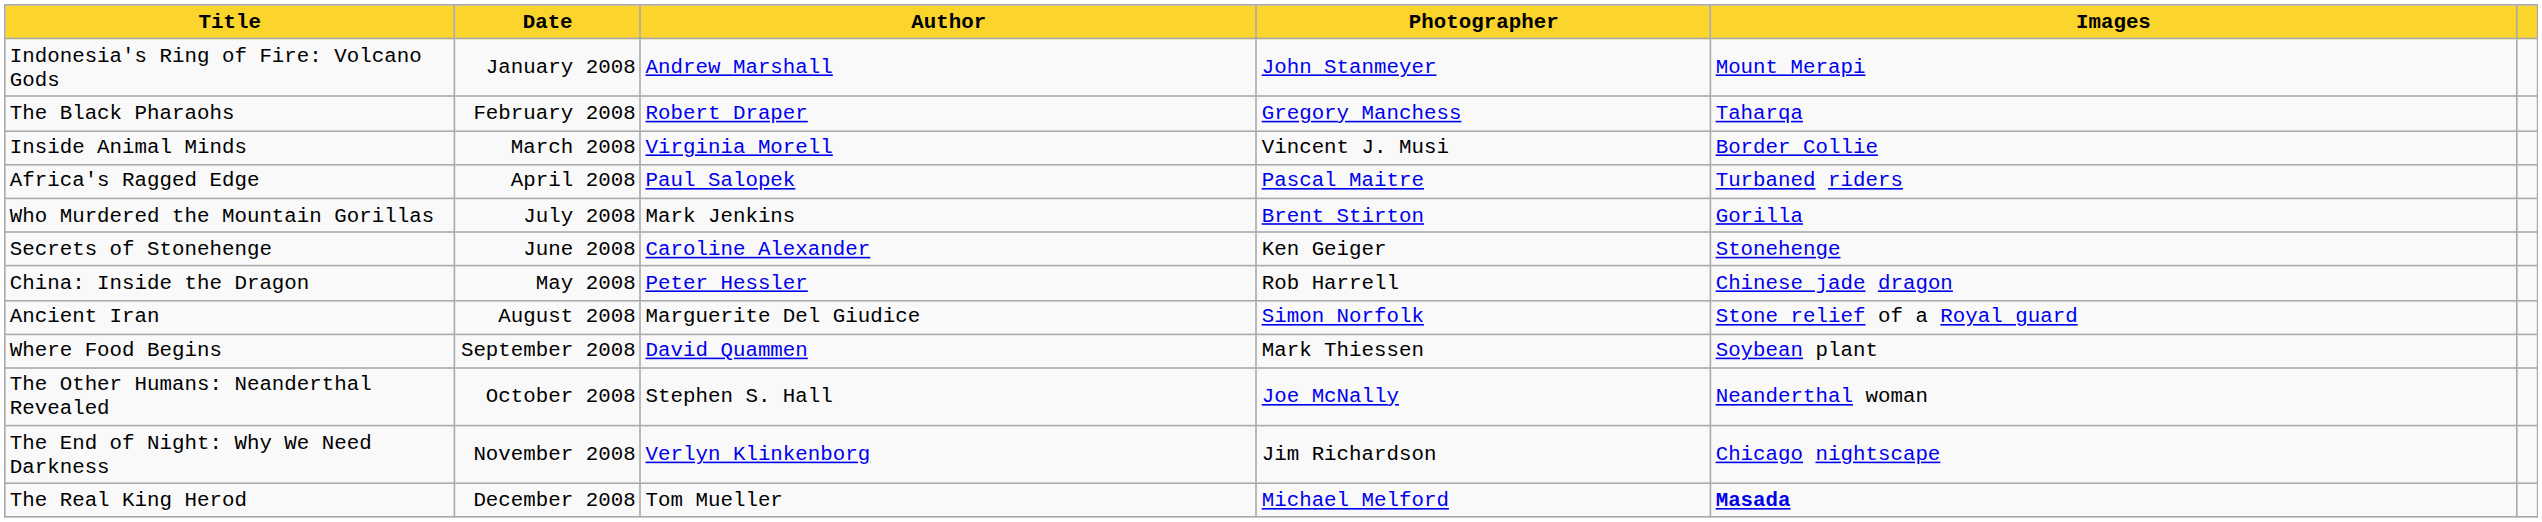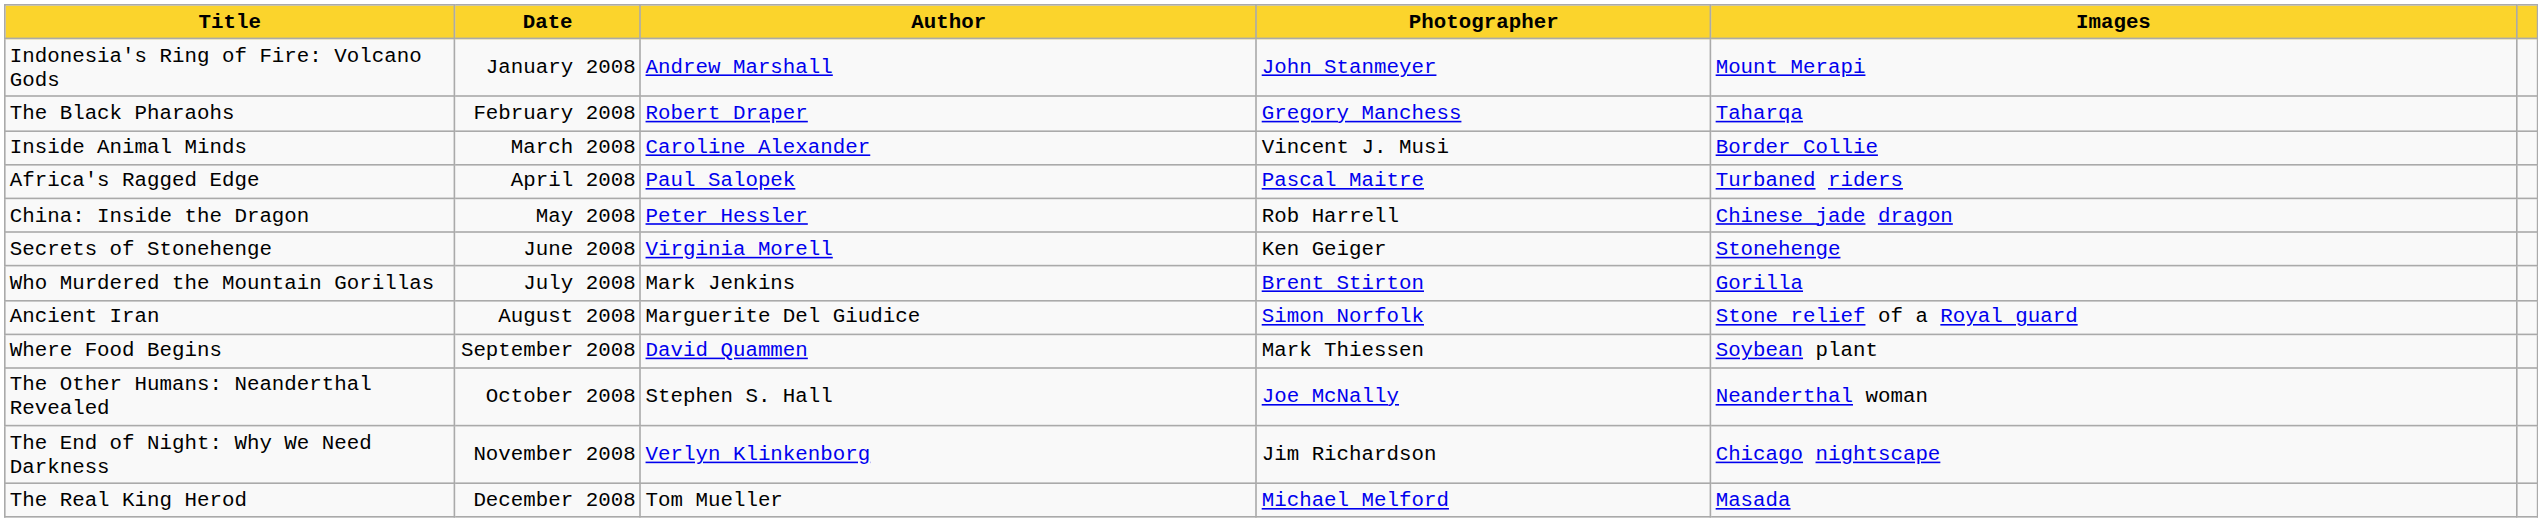(739, 147) Virginia Morell -> (758, 147) Caroline Alexander
rows swapped: (160, 283) <-> (222, 215)
(758, 249) Caroline Alexander -> (739, 249) Virginia Morell
(1753, 501) bold -> (1753, 501) normal
